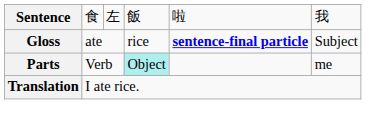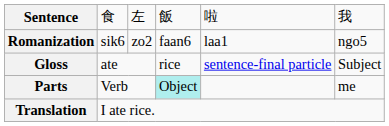+ row: (51, 41)
(240, 41) bold -> (268, 64) normal
